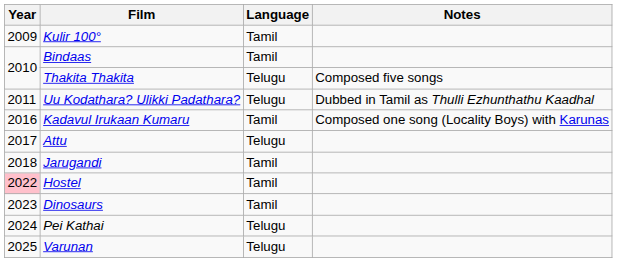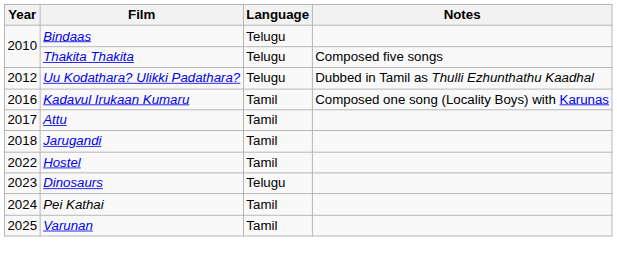- row: (72, 36)
(262, 57) Tamil -> (266, 36) Telugu
(22, 99) 2011 -> (22, 78) 2012
(266, 141) Telugu -> (262, 120) Tamil
(22, 183) pink background -> (22, 162) no background
(262, 204) Tamil -> (266, 183) Telugu
(266, 225) Telugu -> (262, 204) Tamil
(266, 246) Telugu -> (262, 225) Tamil
